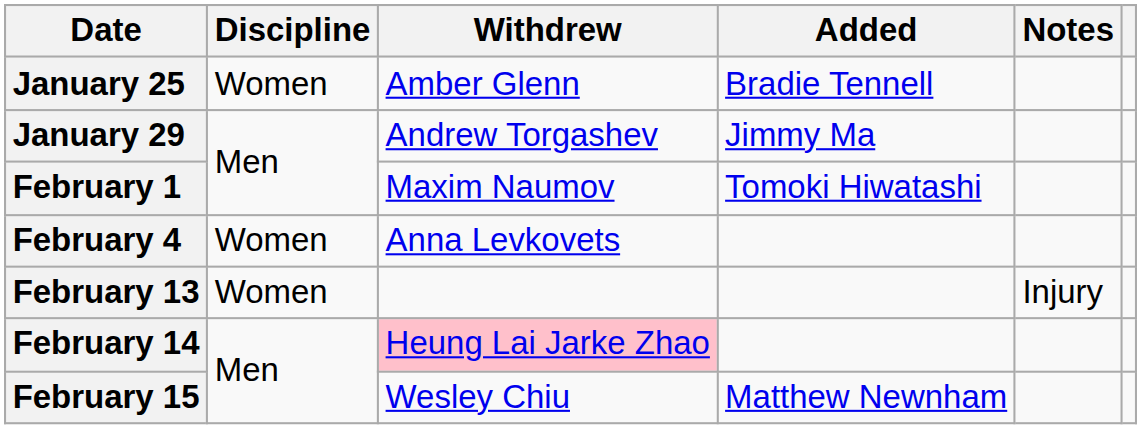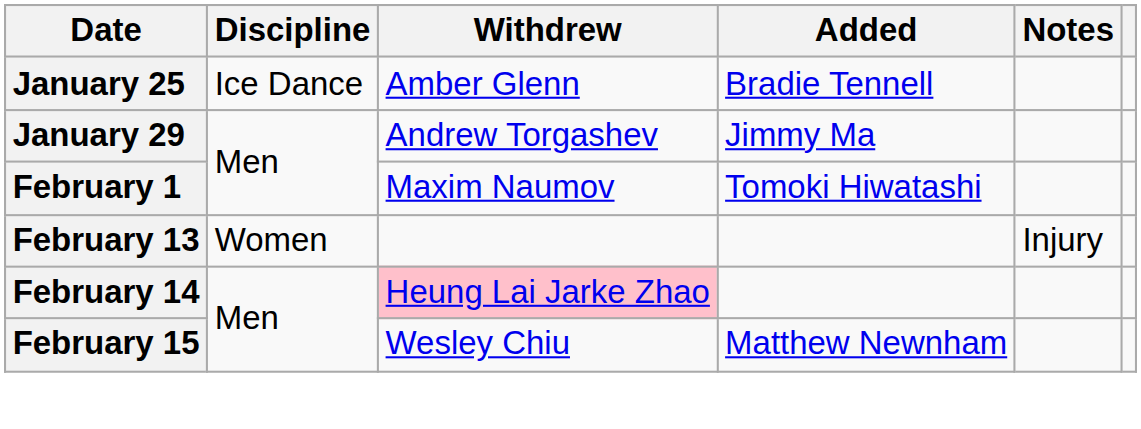(271, 82) Women -> (289, 82) Ice Dance
- row: (97, 239)
